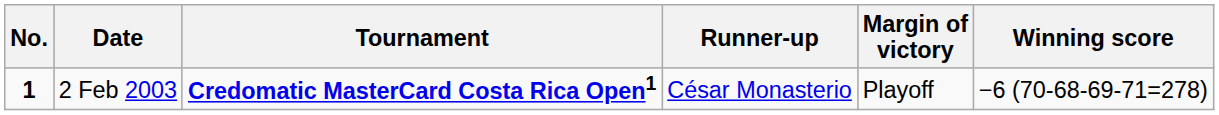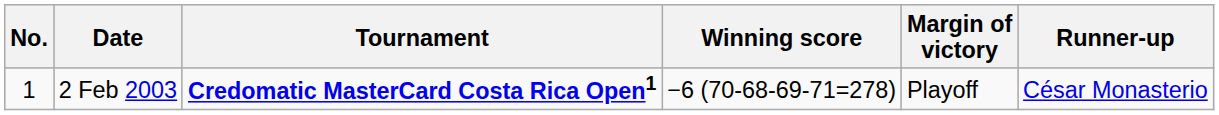columns swapped: (1093, 37) <-> (760, 37)
(29, 89) bold -> (29, 89) normal
